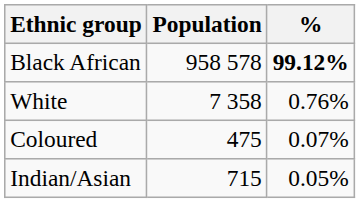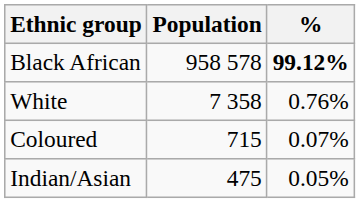(244, 139) 475 -> (244, 139) 715
(244, 178) 715 -> (244, 178) 475
